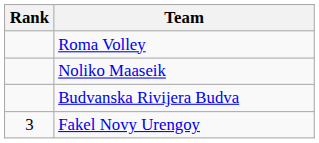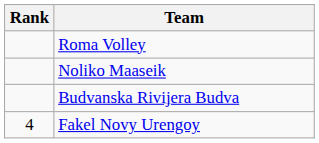(29, 124) 3 -> (29, 124) 4
